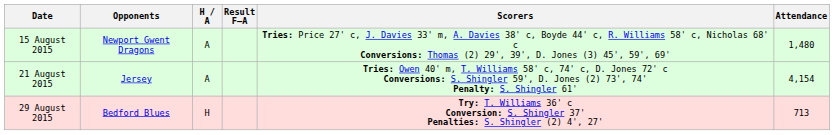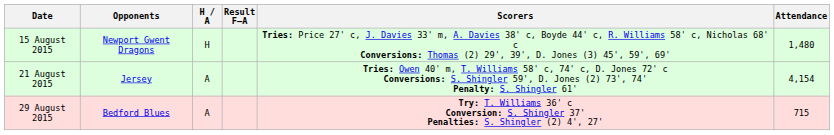(207, 45) A -> (207, 45) H
(207, 113) H -> (207, 113) A
(801, 113) 713 -> (801, 113) 715
